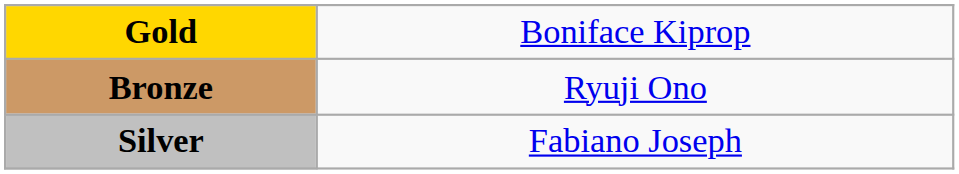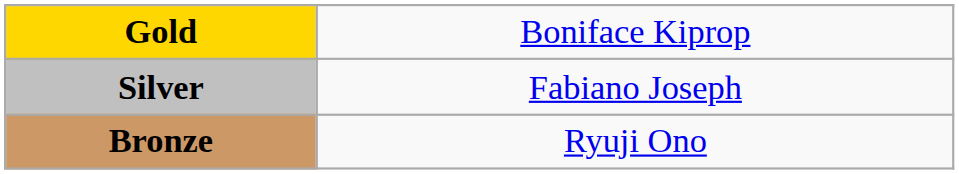rows swapped: (161, 140) <-> (161, 86)
